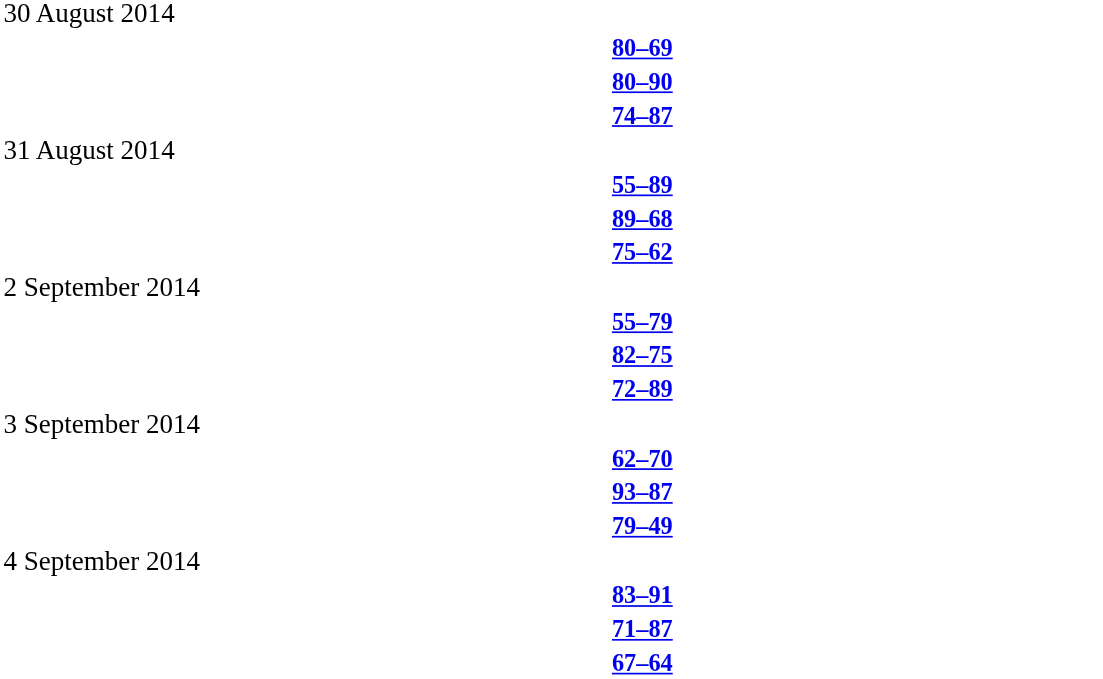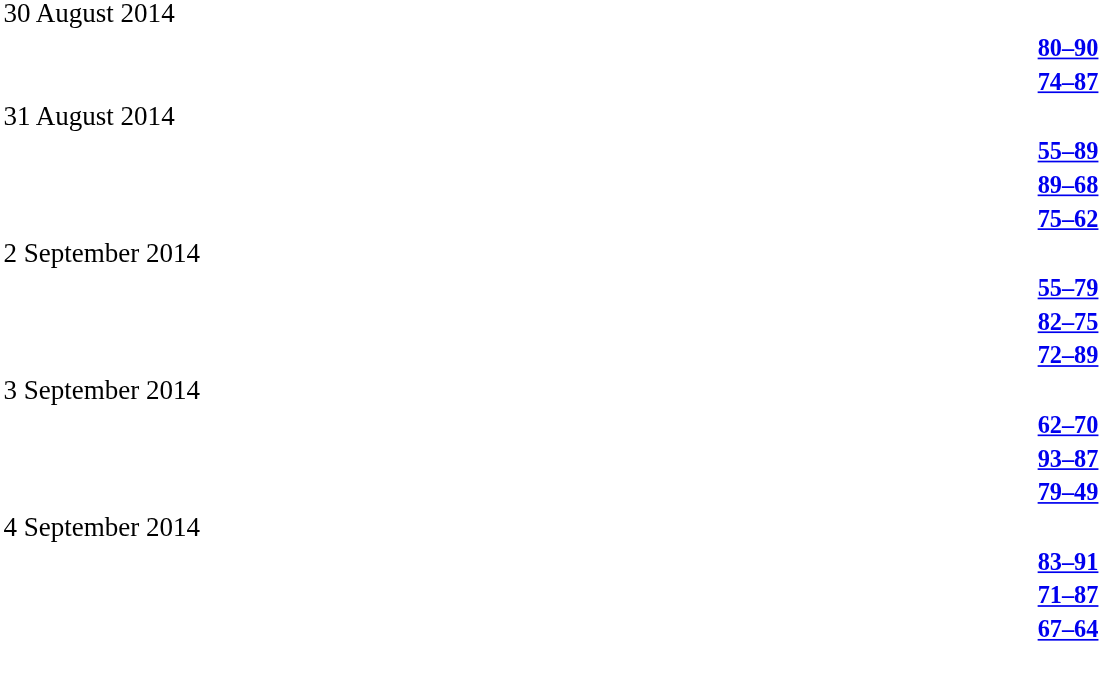- row: (267, 48)
